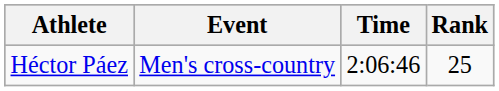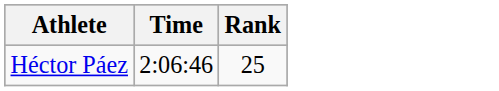- column: (237, 24)
